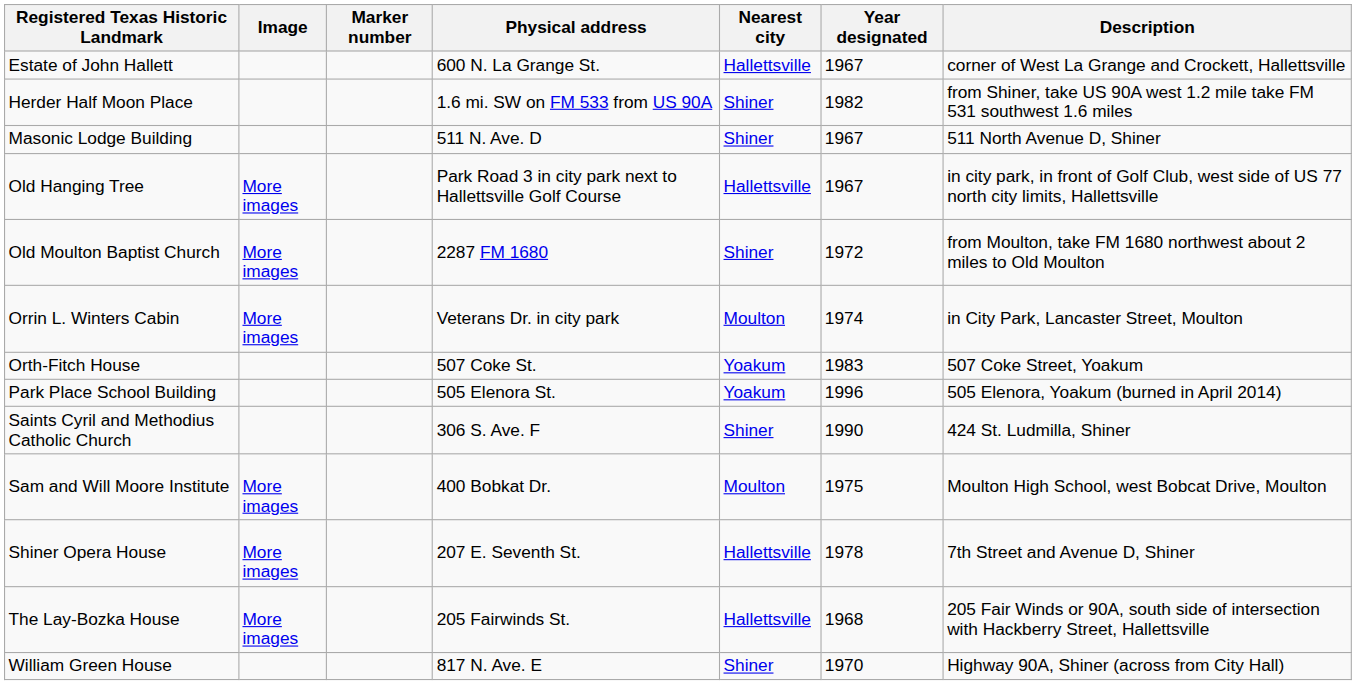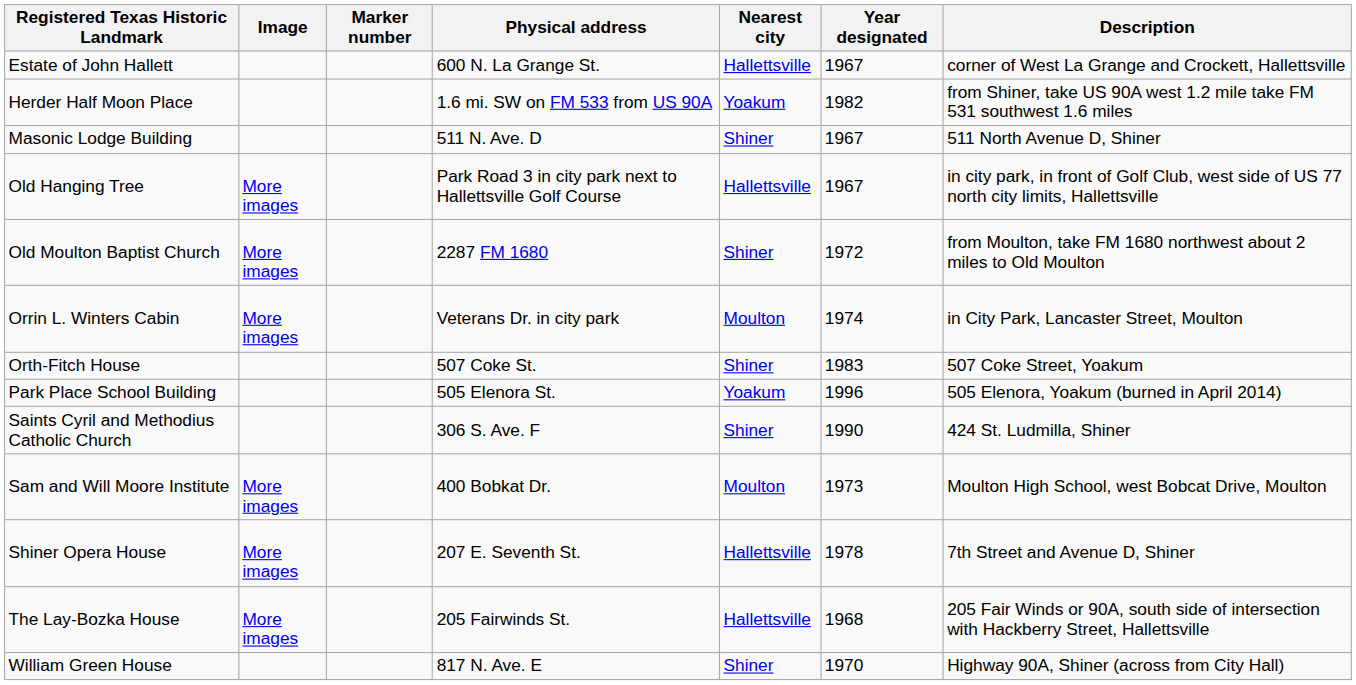(749, 102) Shiner -> (754, 102) Yoakum
(754, 365) Yoakum -> (749, 365) Shiner
(844, 486) 1975 -> (844, 486) 1973
